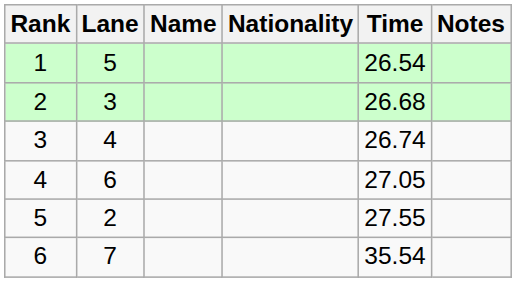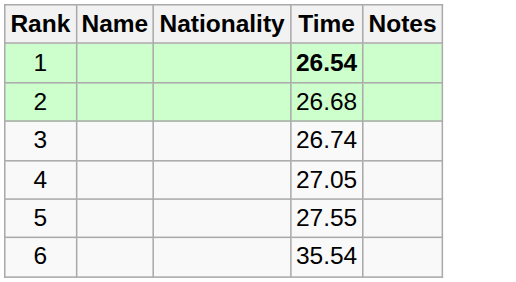- column: (110, 23)
(395, 62) normal -> (327, 62) bold
